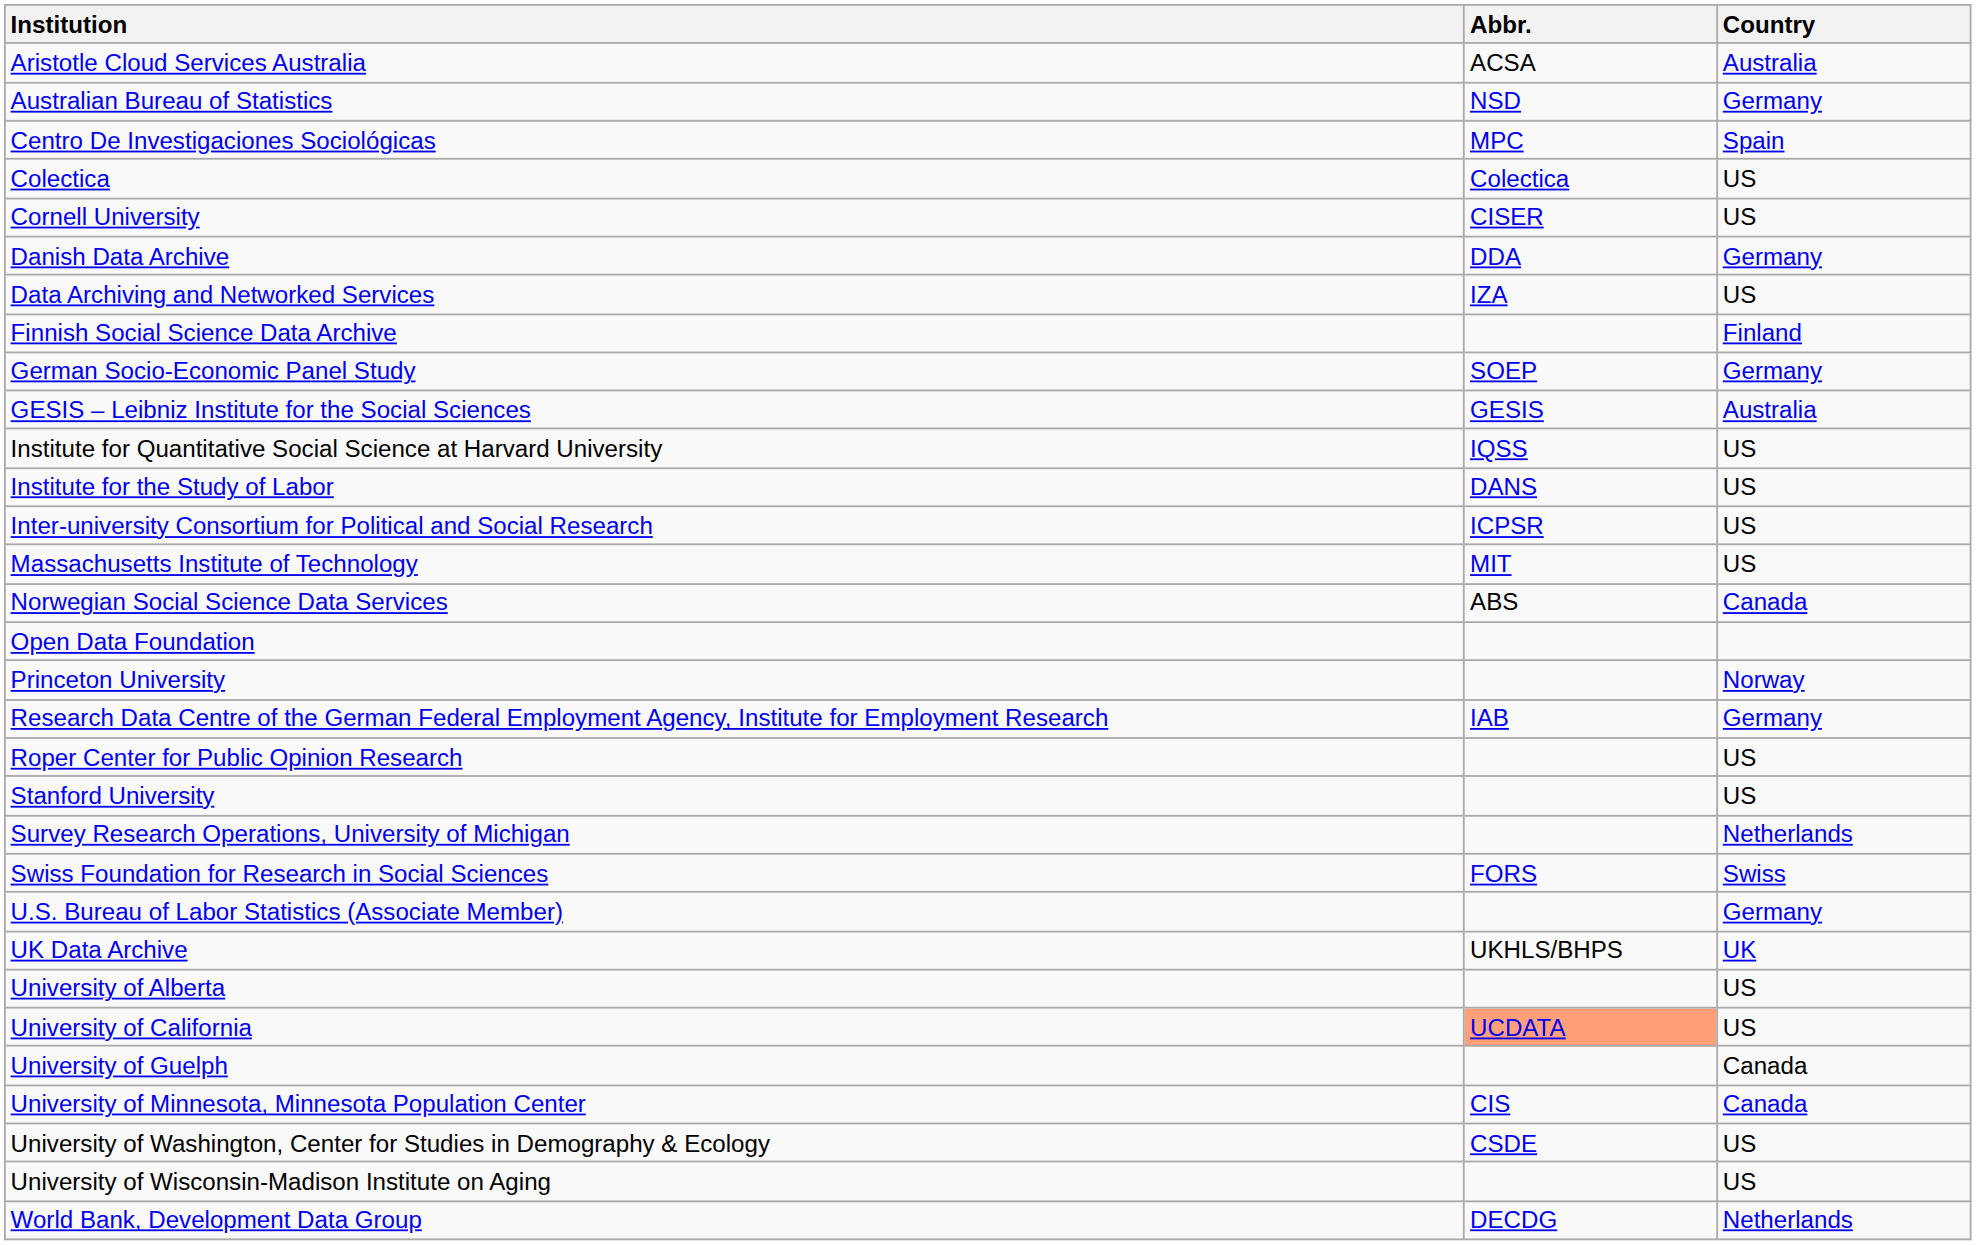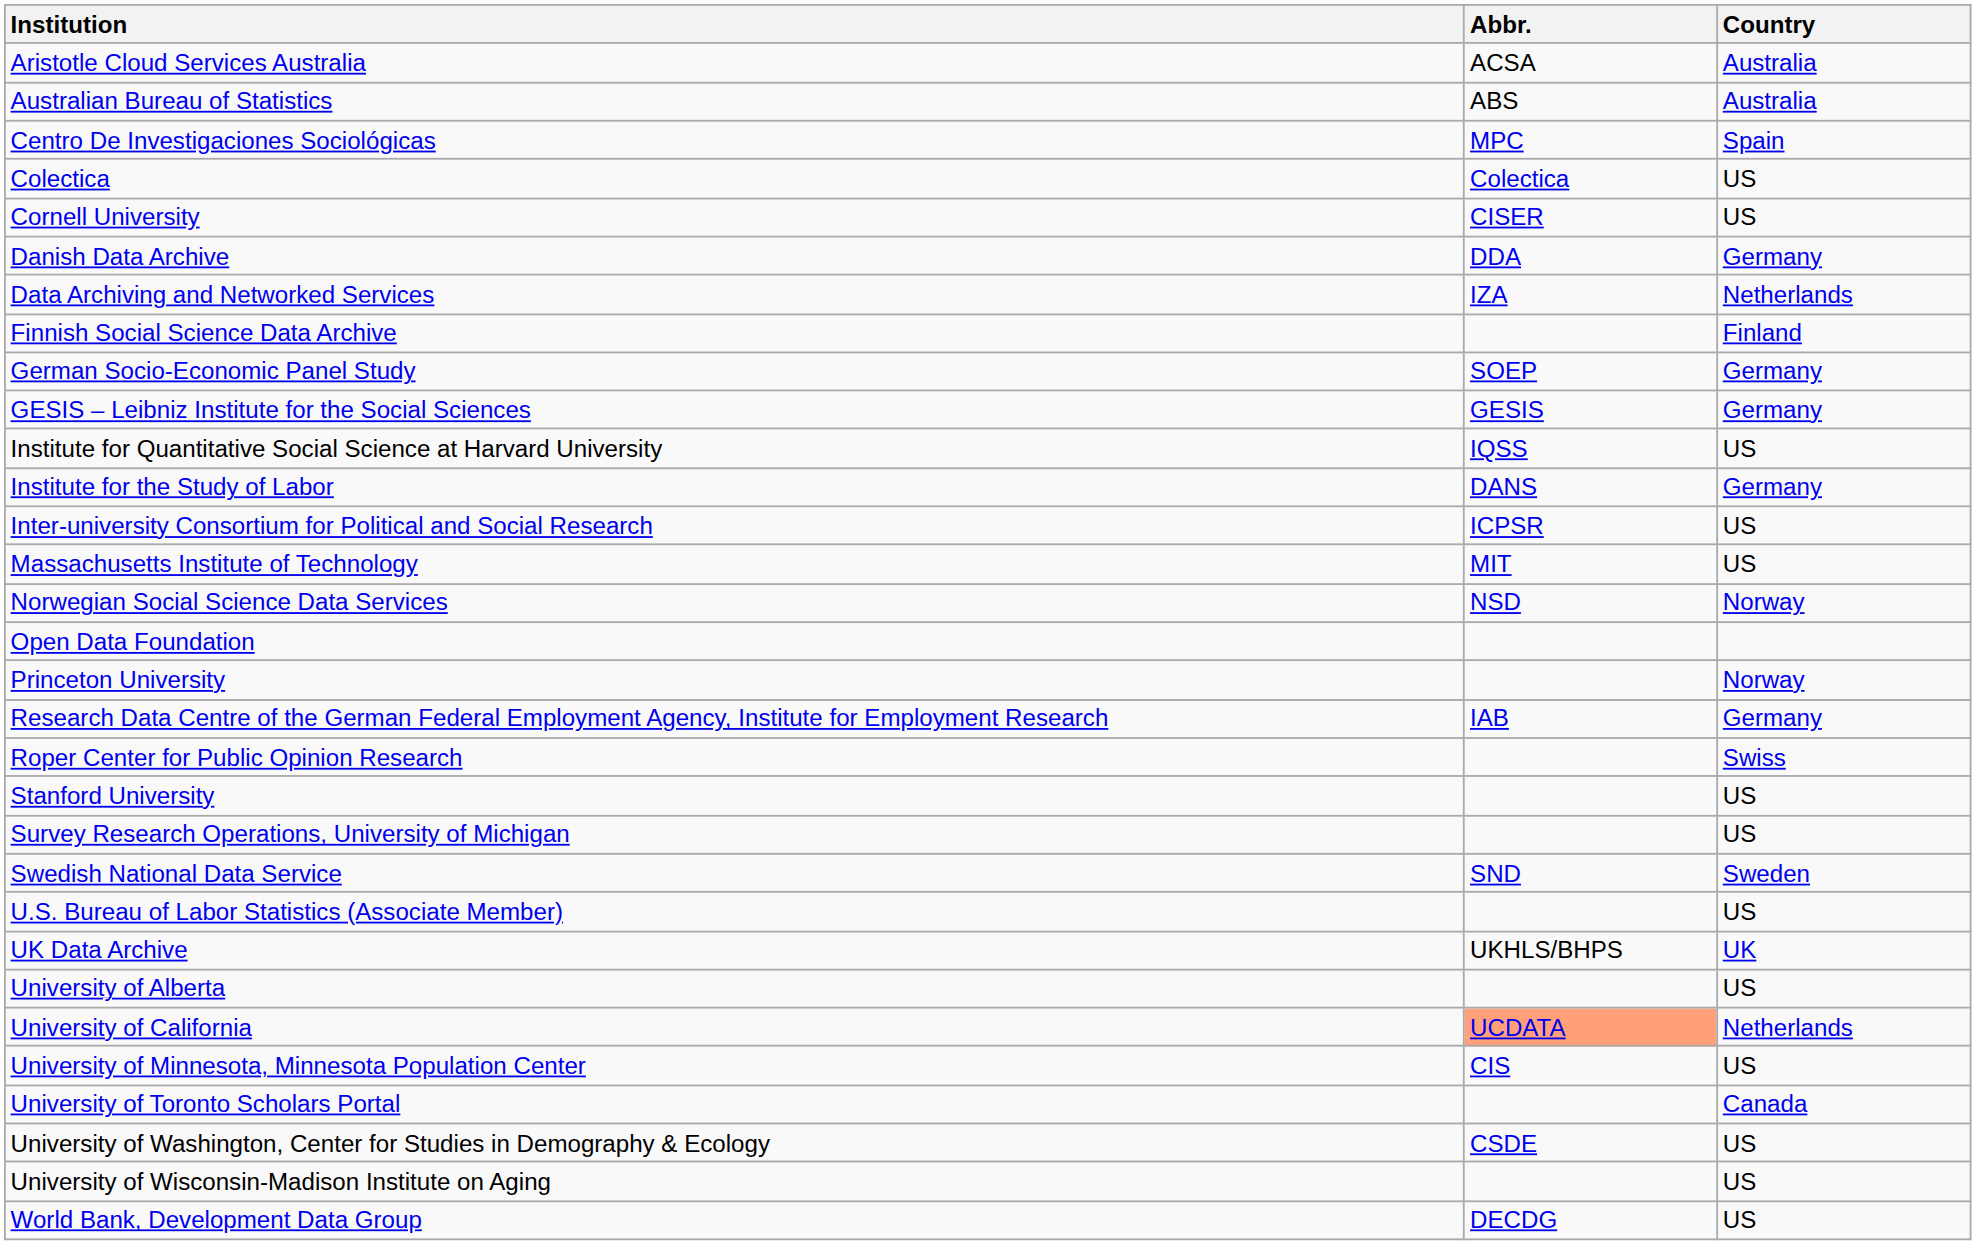(1496, 102) NSD -> (1494, 102) ABS
(1772, 102) Germany -> (1770, 102) Australia
(1740, 295) US -> (1788, 295) Netherlands
(1770, 410) Australia -> (1772, 410) Germany
(1740, 487) US -> (1772, 487) Germany
(1494, 603) ABS -> (1496, 603) NSD
(1765, 603) Canada -> (1764, 603) Norway
(1740, 757) US -> (1754, 757) Swiss
(1788, 835) Netherlands -> (1740, 835) US
+ row: (176, 873)
- row: (279, 873)
(1772, 912) Germany -> (1740, 912) US
(1740, 1027) US -> (1788, 1027) Netherlands
- row: (119, 1066)
(1765, 1105) Canada -> (1740, 1066) US
+ row: (205, 1105)
(1788, 1220) Netherlands -> (1740, 1220) US
